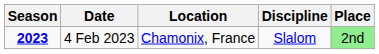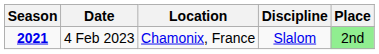(33, 38) 2023 -> (33, 38) 2021
